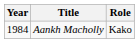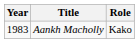(18, 30) 1984 -> (18, 30) 1983
